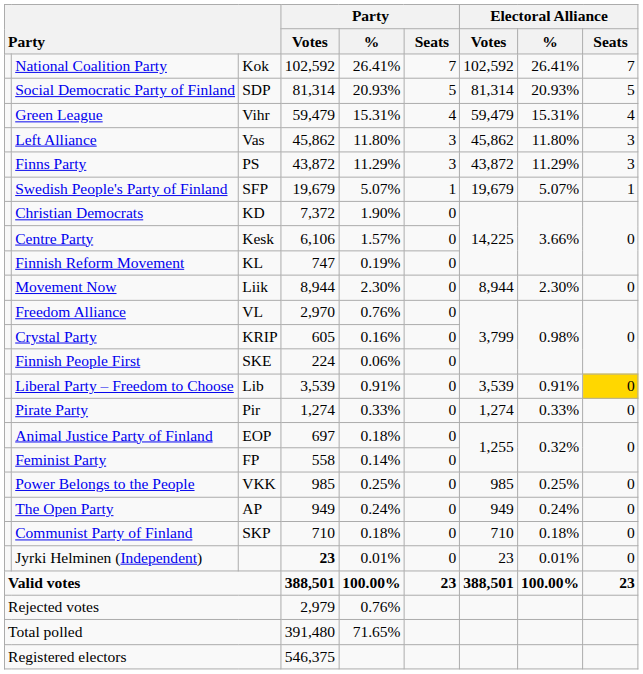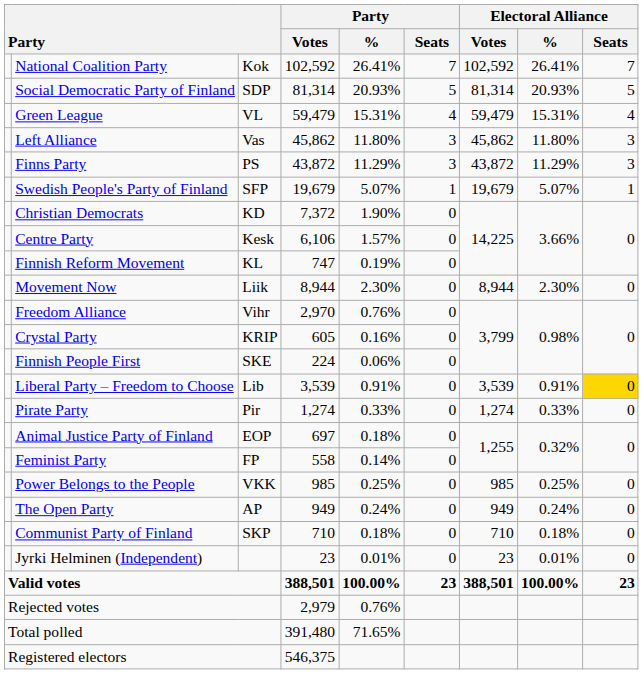(256, 115) Vihr -> (253, 115) VL
(253, 312) VL -> (256, 312) Vihr
(327, 558) bold -> (327, 558) normal
